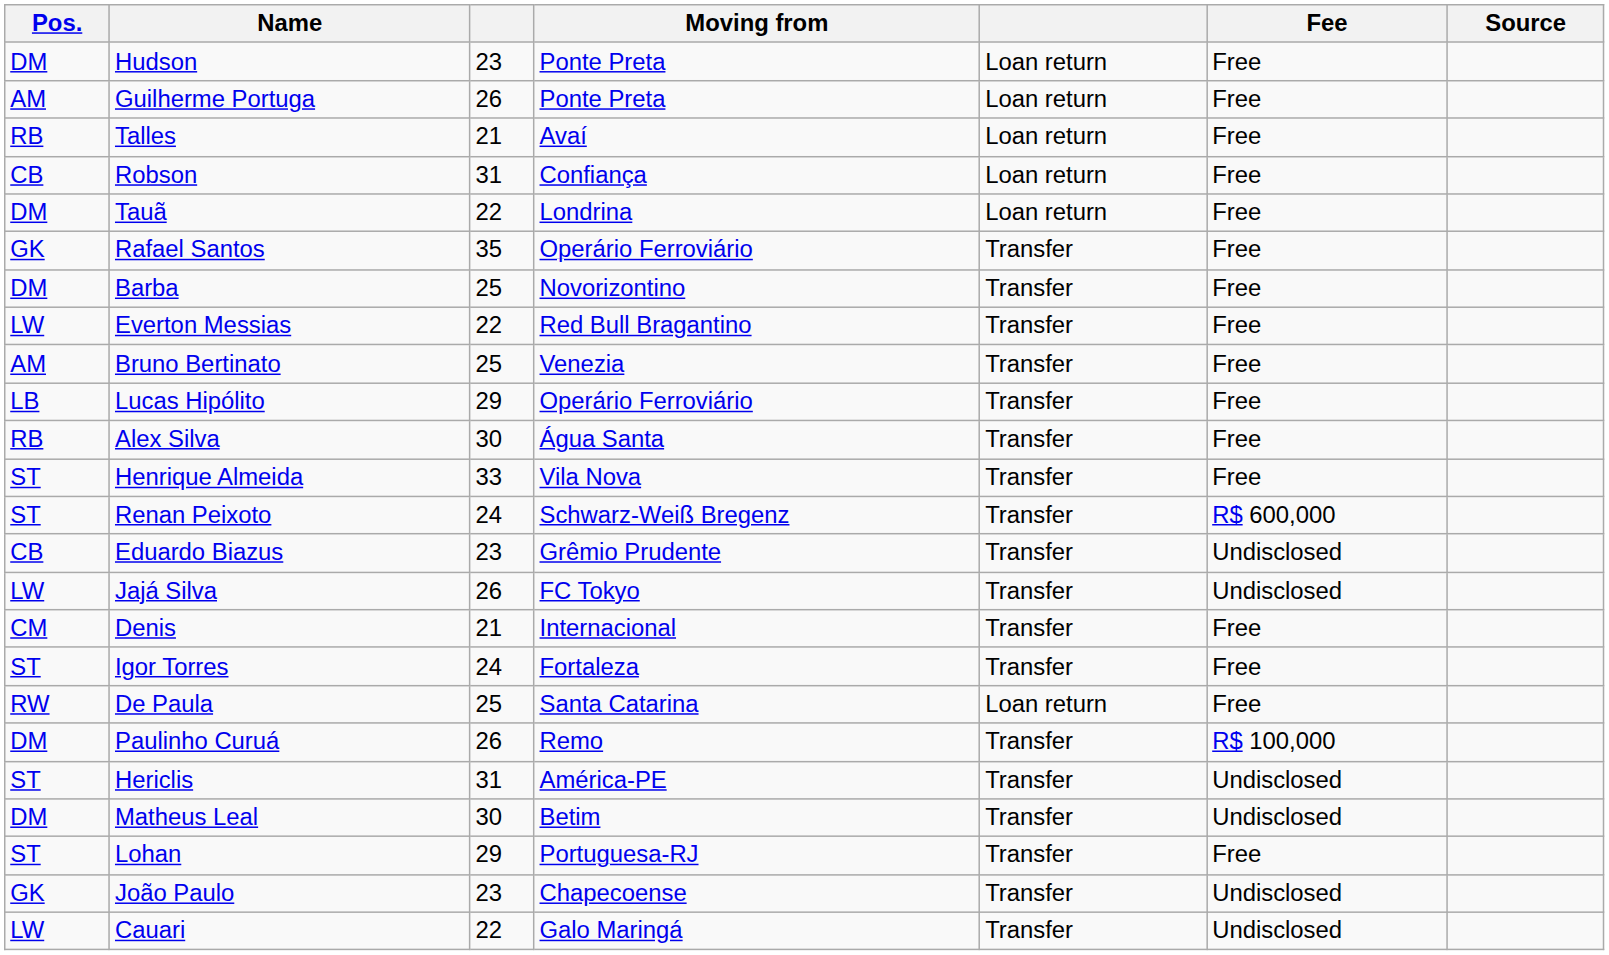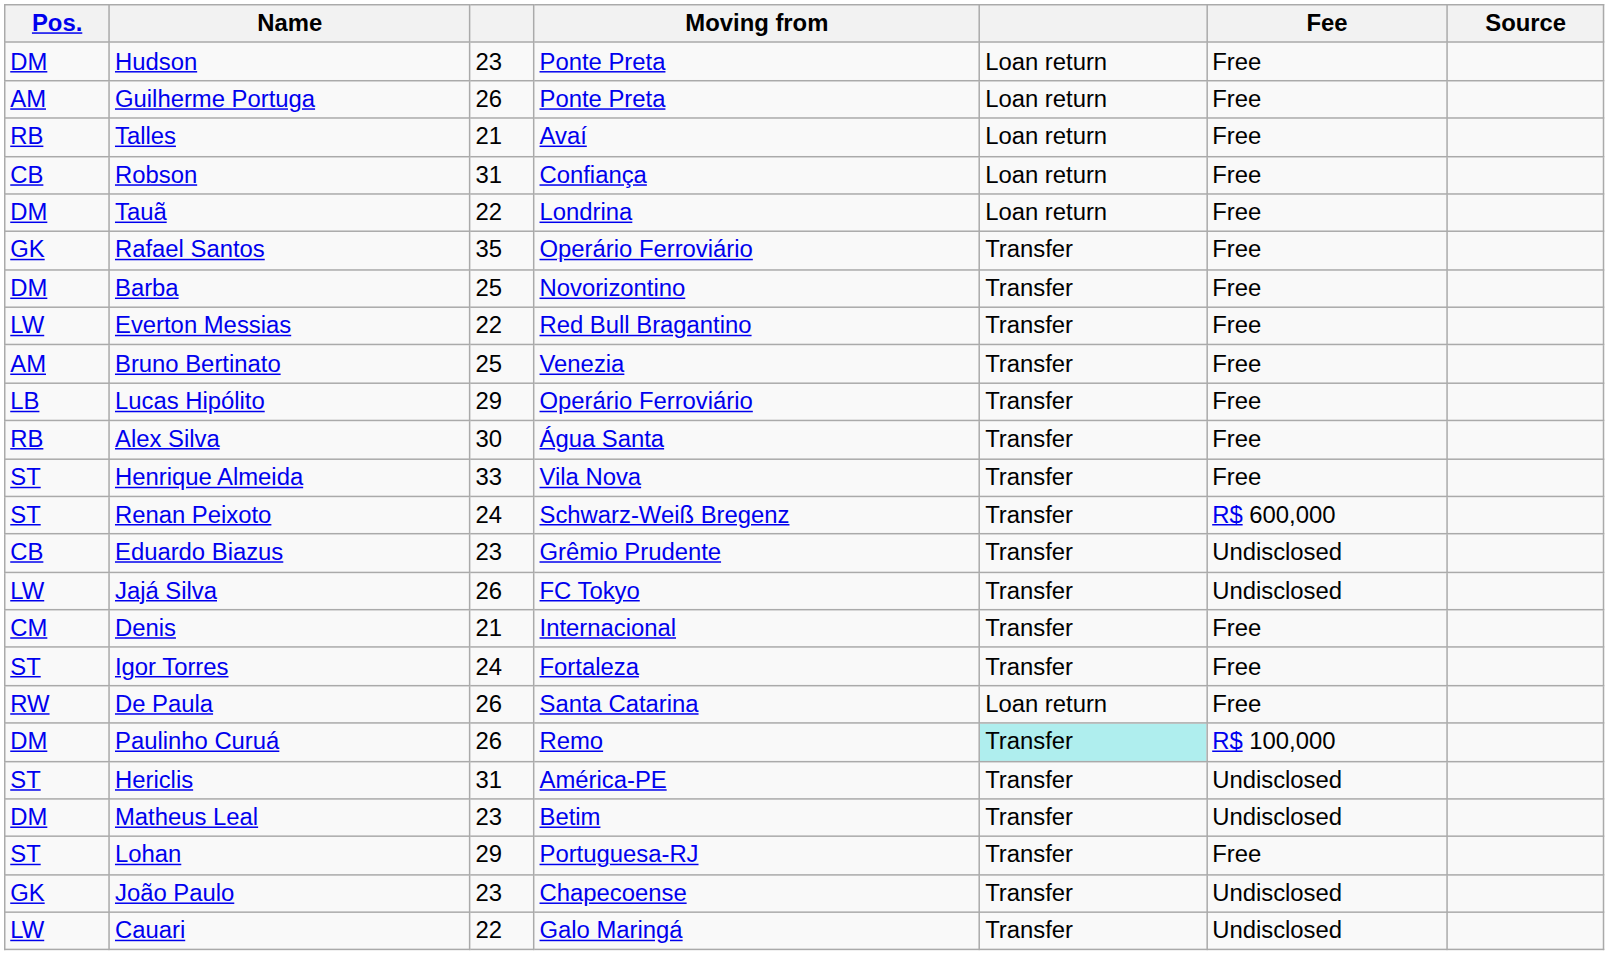(489, 703) 25 -> (489, 703) 26
(1029, 741) no background -> (1029, 741) paleturquoise background
(489, 817) 30 -> (489, 817) 23
